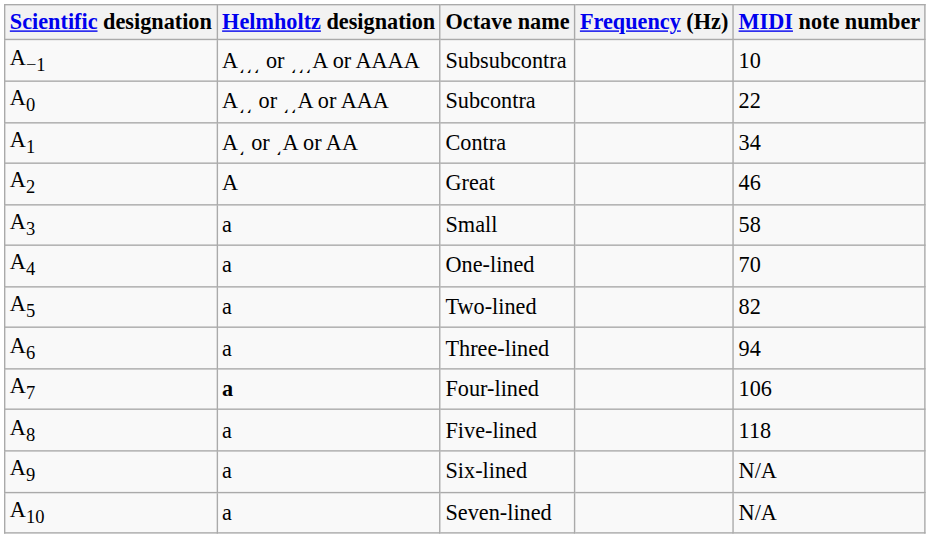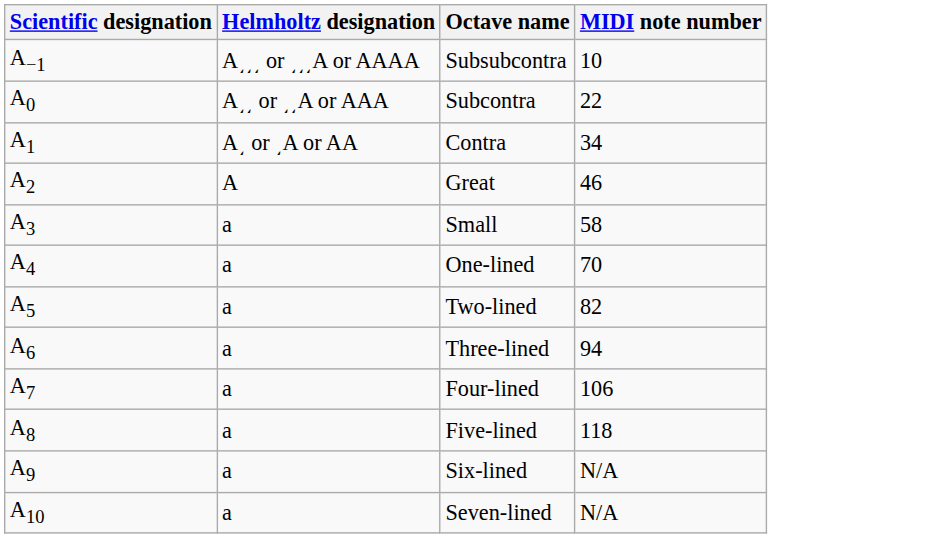- column: (654, 22)
(228, 389) bold -> (227, 389) normal
